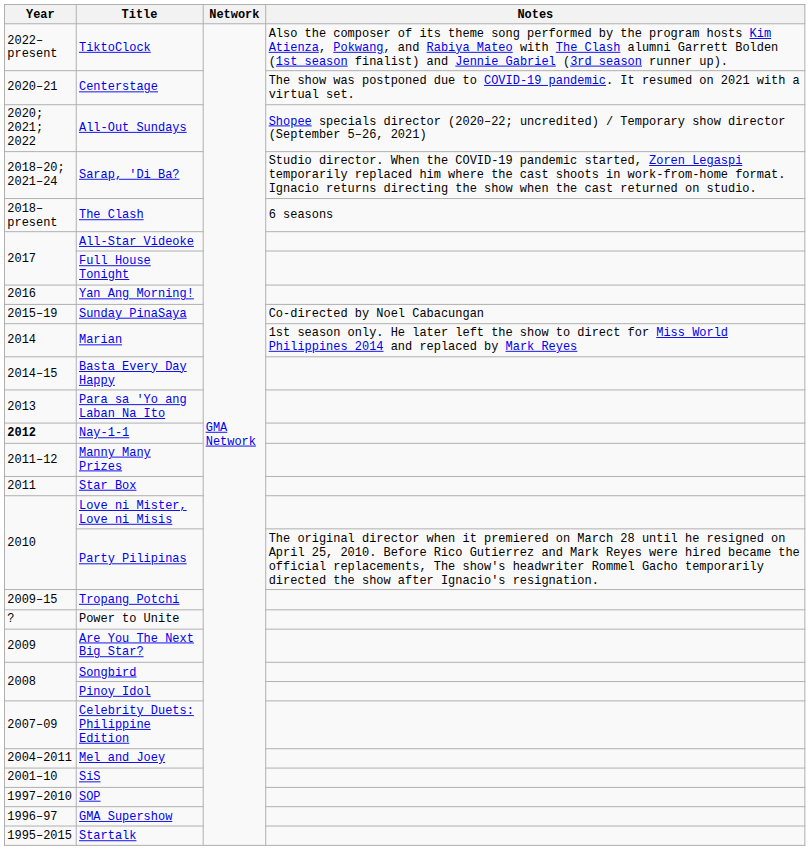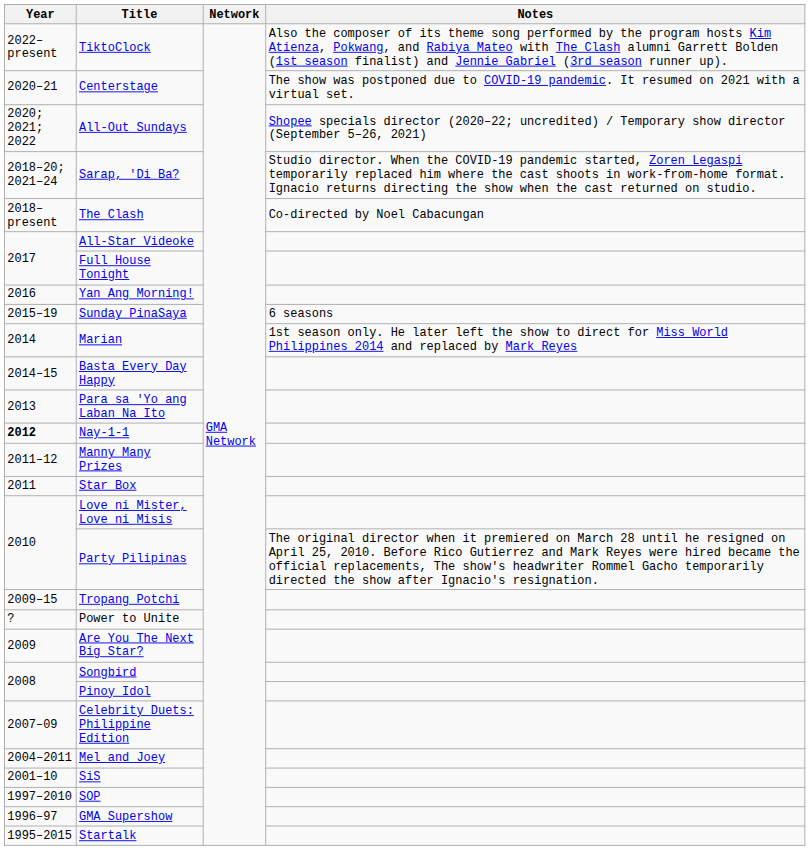(301, 215) 6 seasons -> (376, 215) Co-directed by Noel Cabacungan
(376, 314) Co-directed by Noel Cabacungan -> (301, 314) 6 seasons
